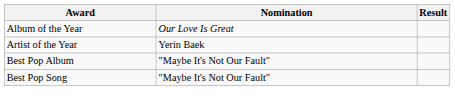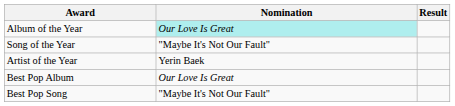(196, 28) no background -> (196, 28) paleturquoise background
+ row: (41, 45)
(214, 61) "Maybe It's Not Our Fault" -> (196, 77) Our Love Is Great
